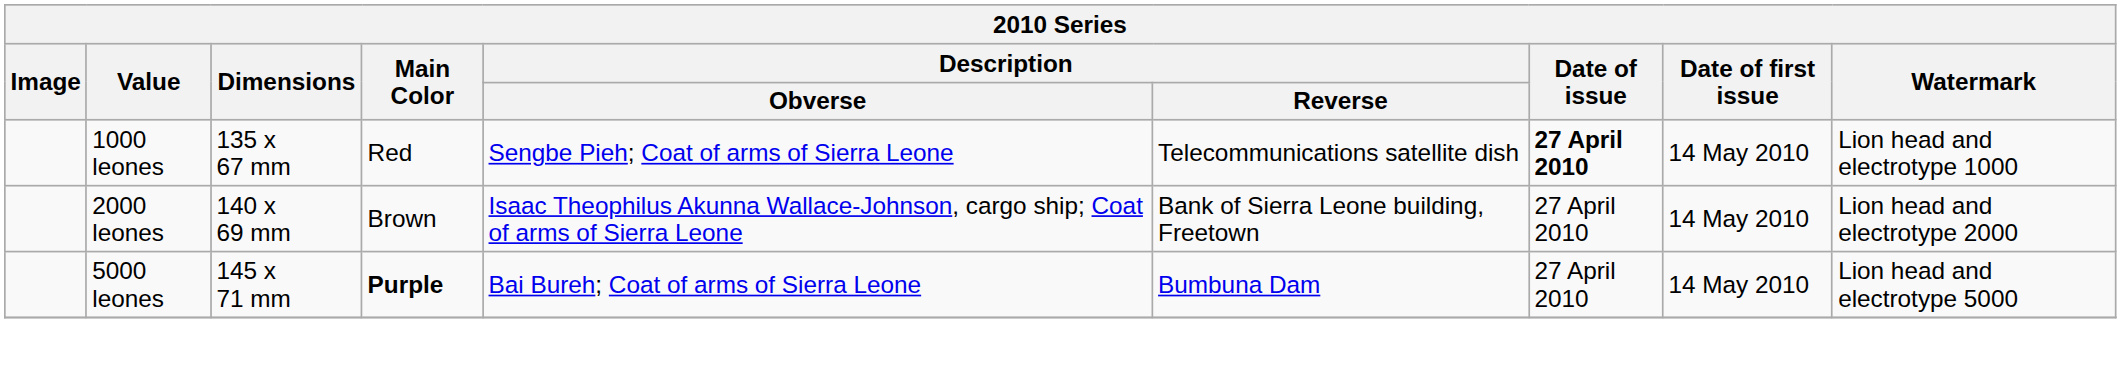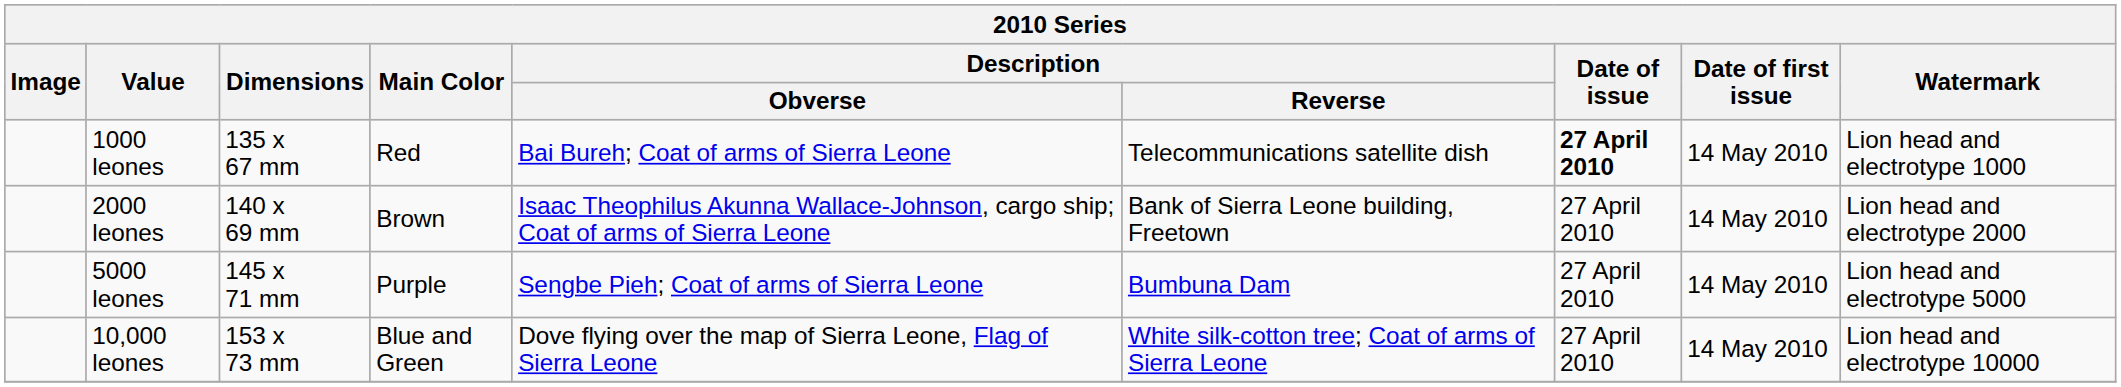(721, 153) Sengbe Pieh; Coat of arms of Sierra Leone -> (734, 153) Bai Bureh; Coat of arms of Sierra Leone
(405, 284) bold -> (411, 284) normal
(705, 284) Bai Bureh; Coat of arms of Sierra Leone -> (751, 284) Sengbe Pieh; Coat of arms of Sierra Leone
+ row: (129, 350)
